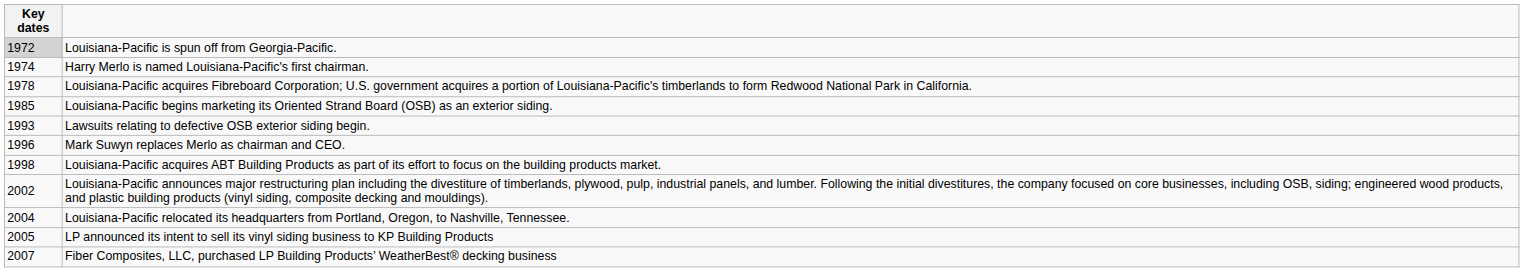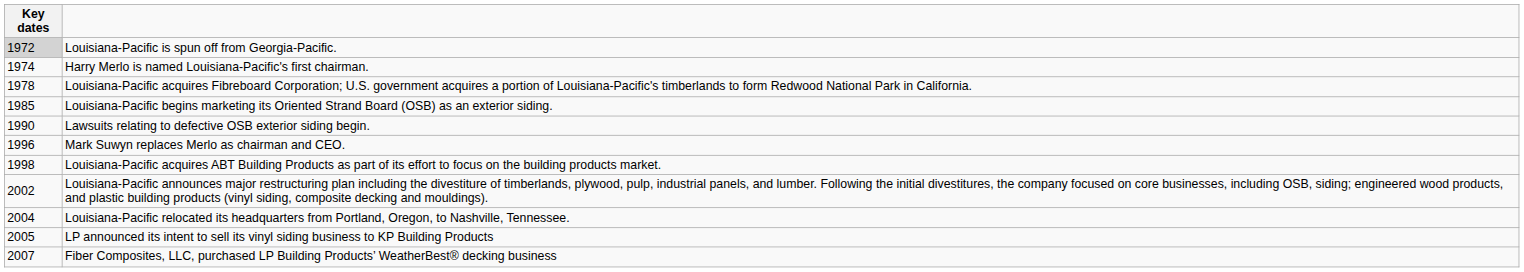(21, 125) 1993 -> (21, 125) 1990
